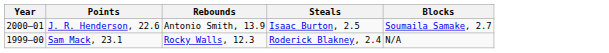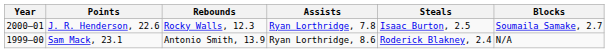+ column: (322, 12)
(214, 26) Antonio Smith, 13.9 -> (209, 26) Rocky Walls, 12.3
(209, 40) Rocky Walls, 12.3 -> (214, 40) Antonio Smith, 13.9
